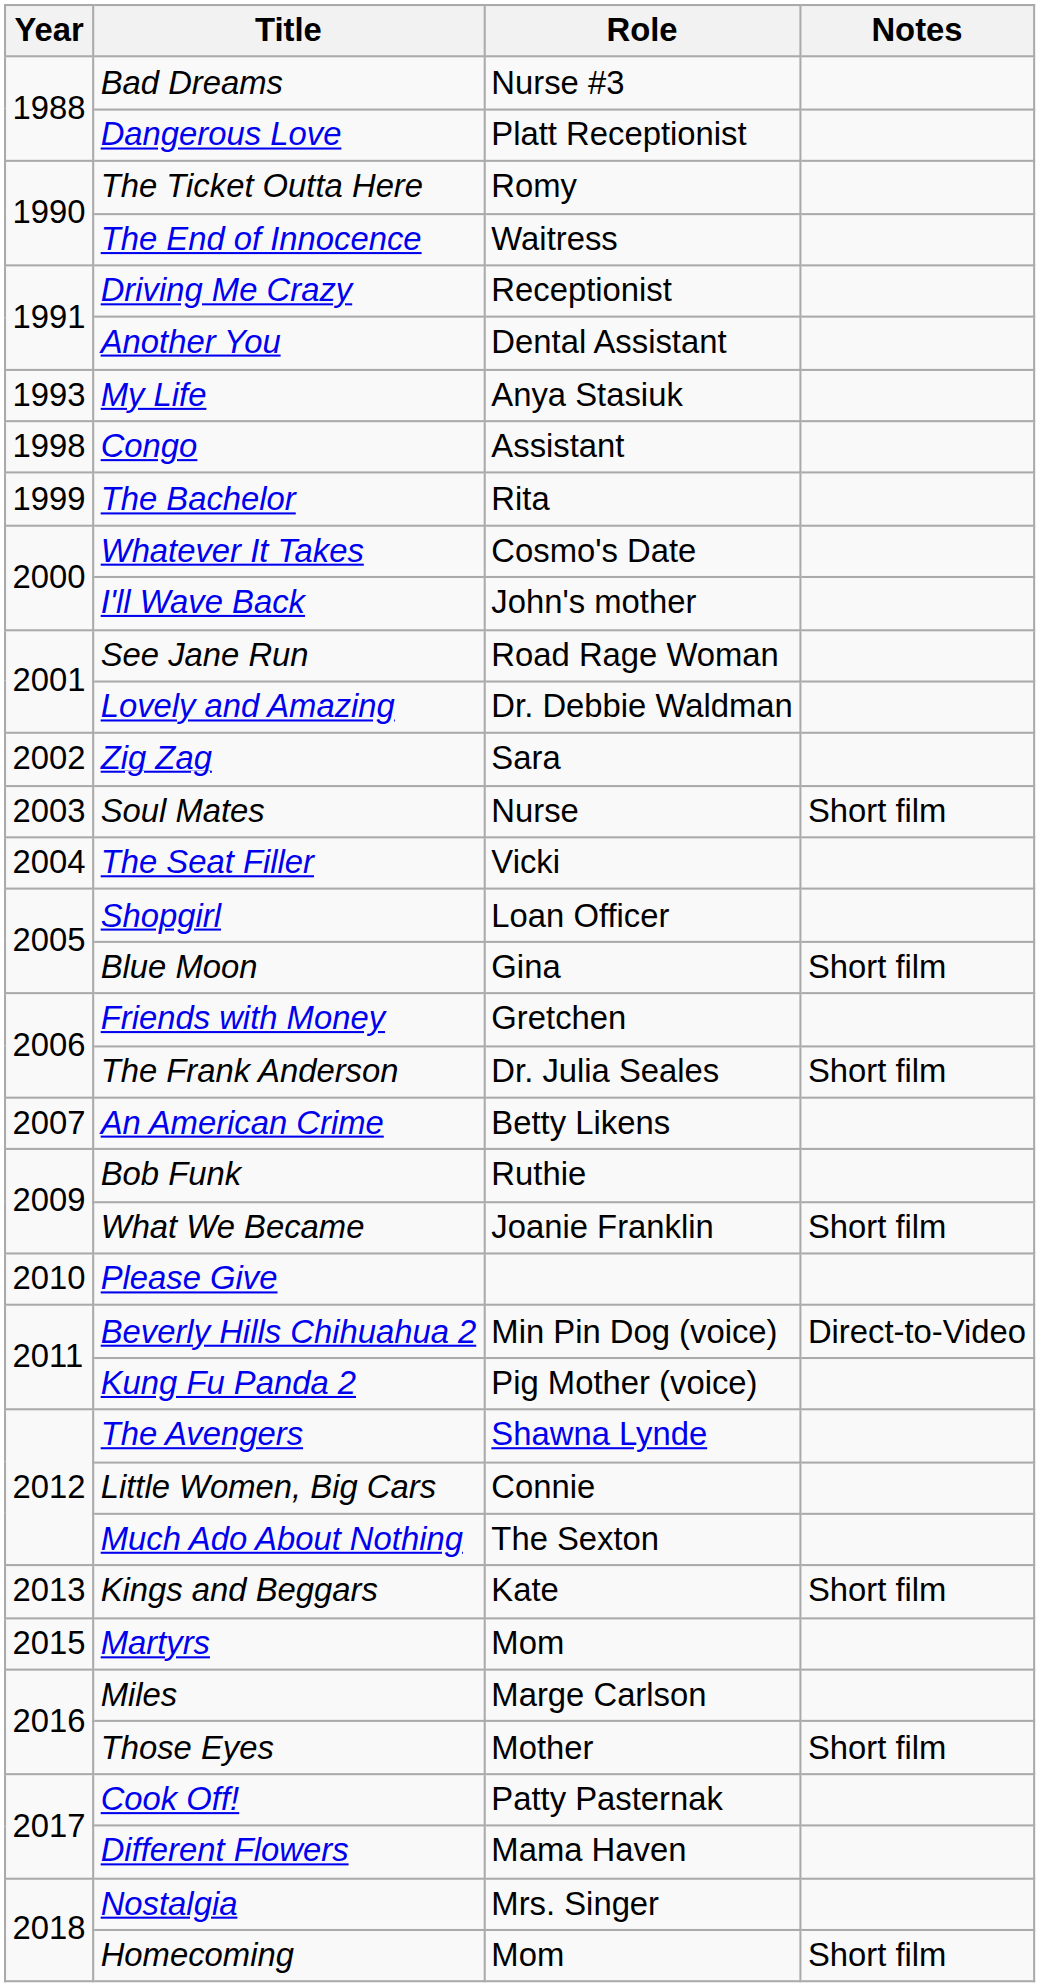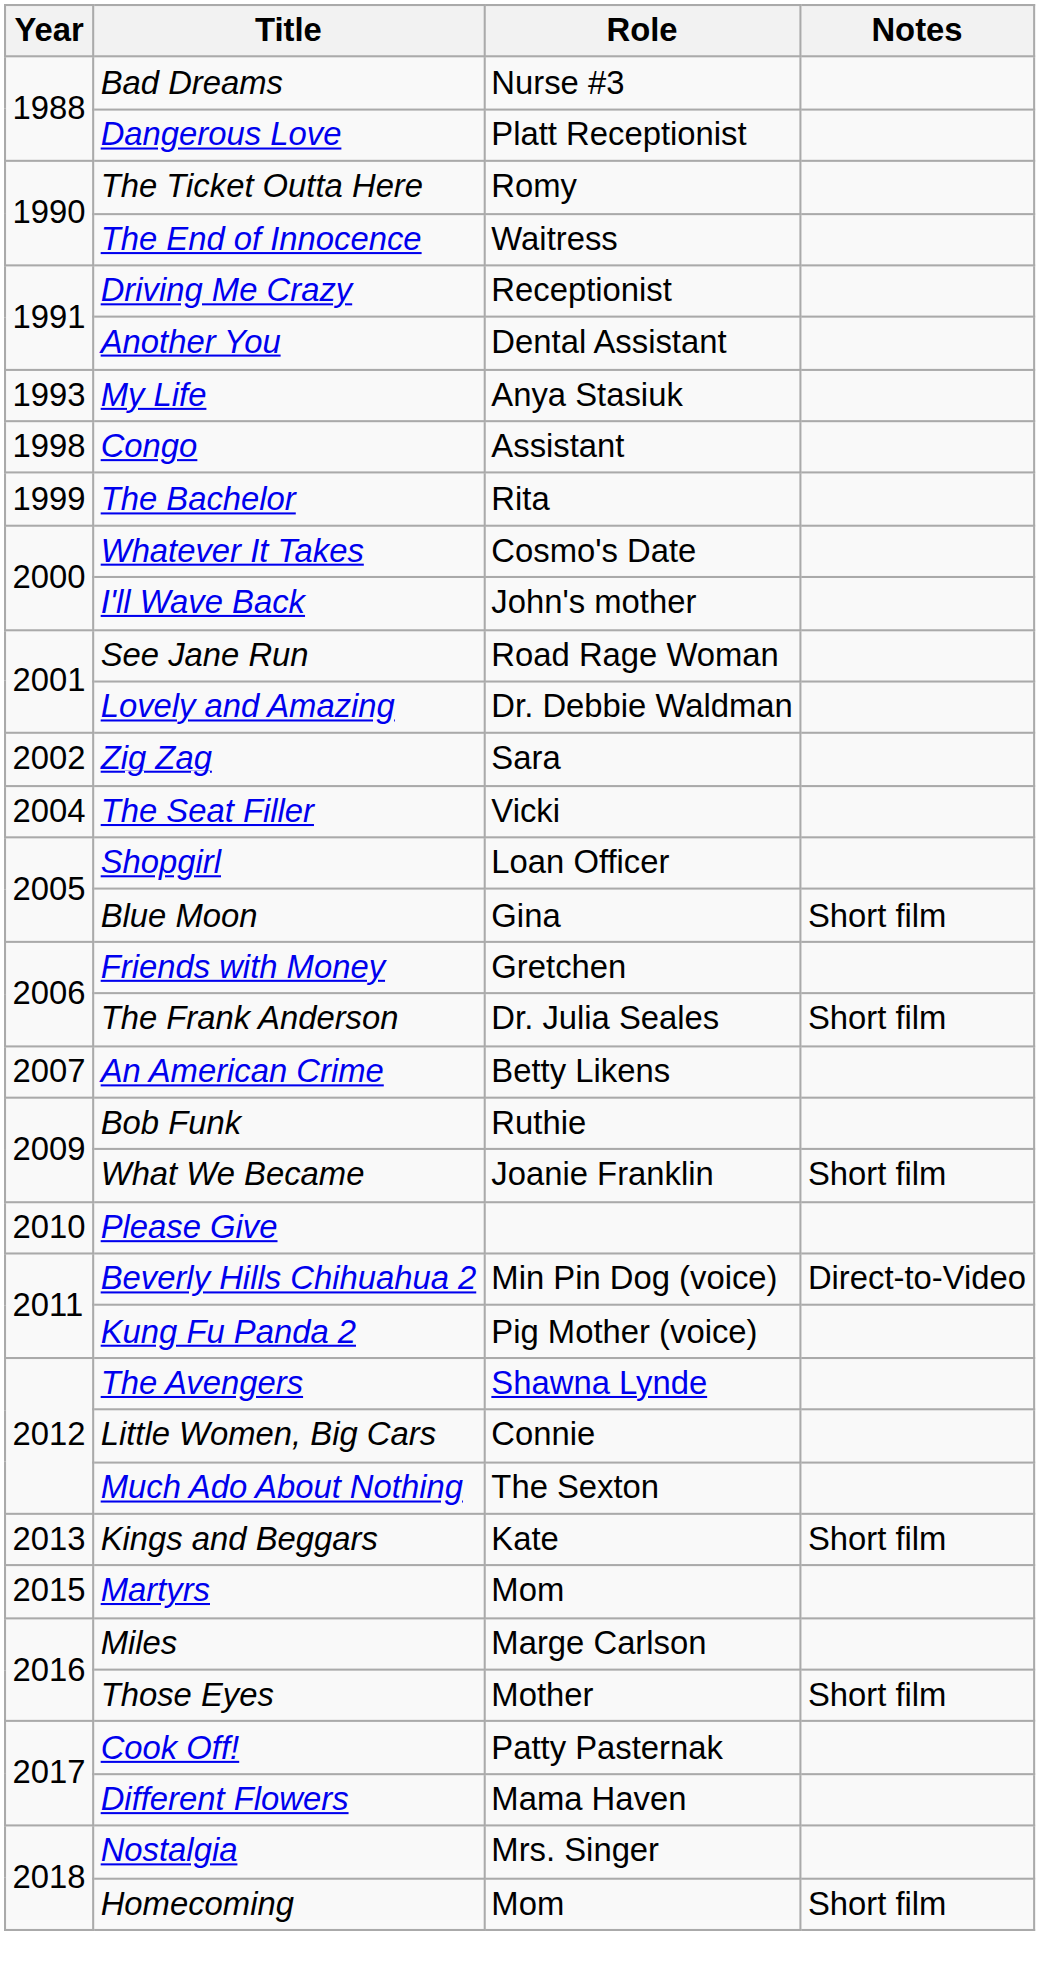- row: (183, 810)
